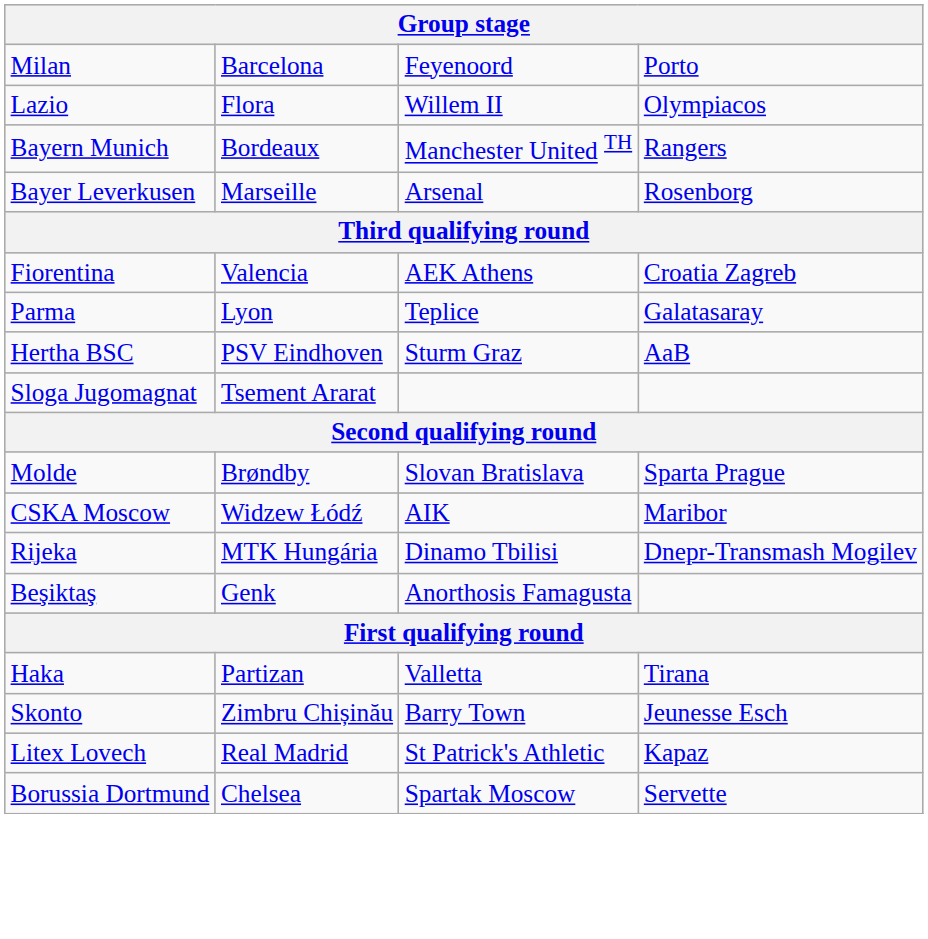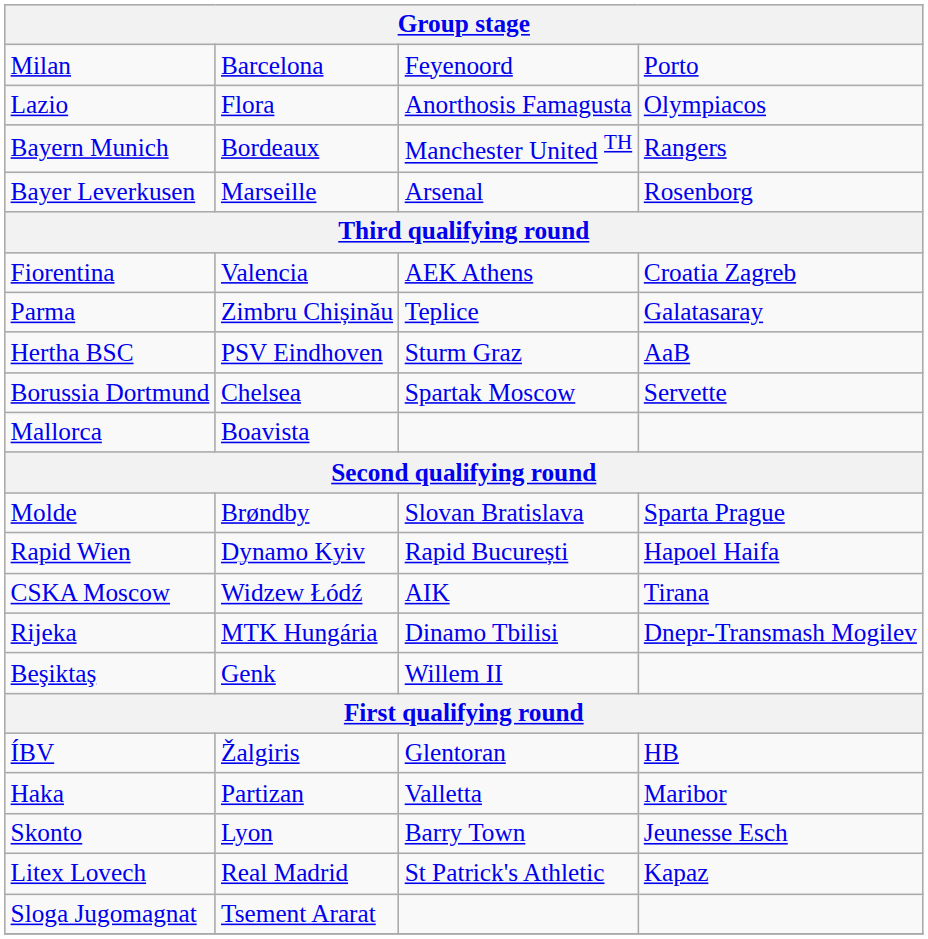(454, 104) Willem II -> (518, 104) Anorthosis Famagusta
(247, 312) Lyon -> (307, 312) Zimbru Chișinău
rows swapped: (110, 793) <-> (104, 392)
+ row: (56, 432)
+ row: (71, 552)
(685, 512) Maribor -> (676, 592) Tirana
(518, 592) Anorthosis Famagusta -> (454, 672) Willem II
+ row: (32, 753)
(676, 672) Tirana -> (685, 793) Maribor
(307, 712) Zimbru Chișinău -> (247, 833) Lyon
